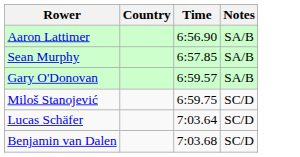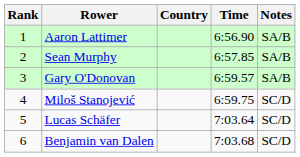+ column: (23, 15)
